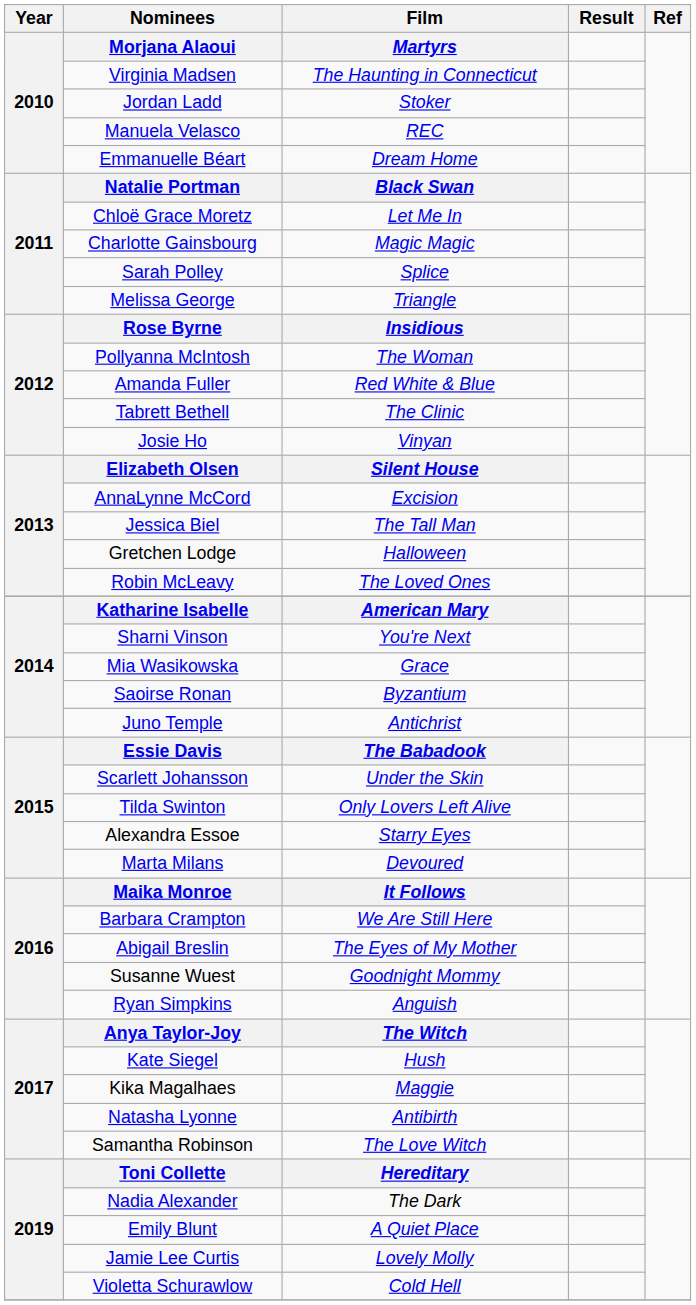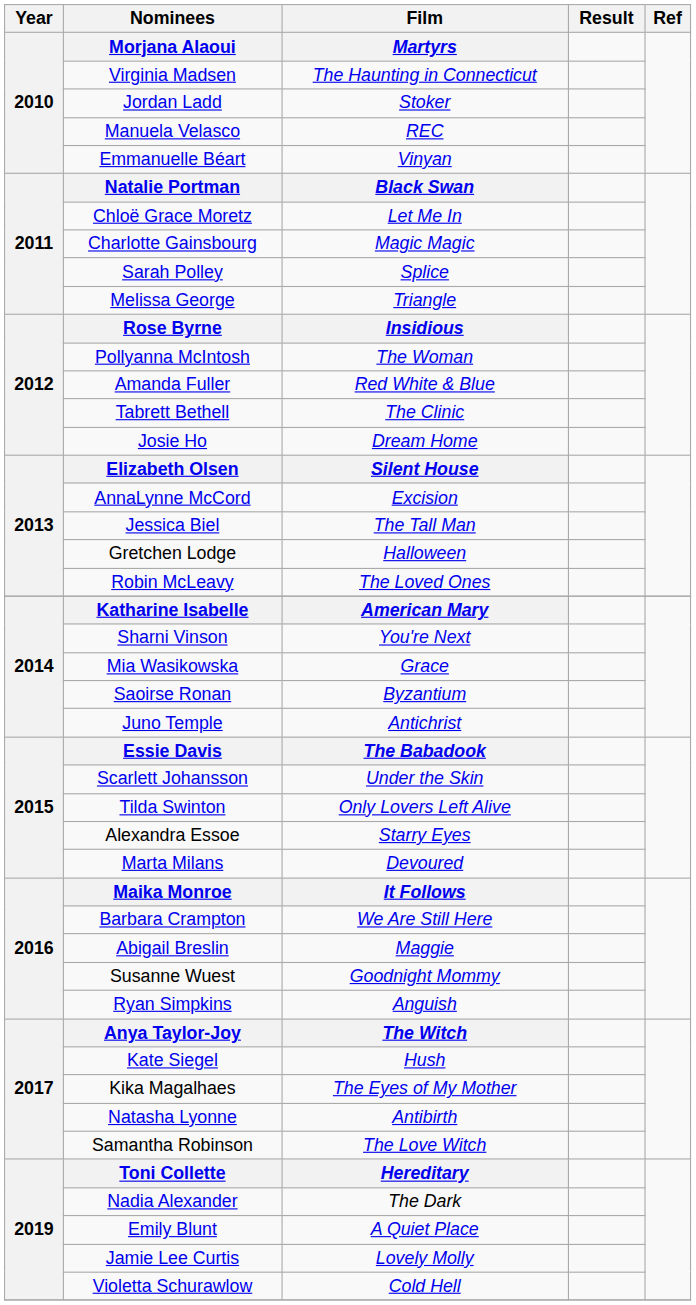(425, 159) Dream Home -> (425, 159) Vinyan
(425, 441) Vinyan -> (425, 441) Dream Home
(425, 948) The Eyes of My Mother -> (425, 948) Maggie
(425, 1088) Maggie -> (425, 1088) The Eyes of My Mother
